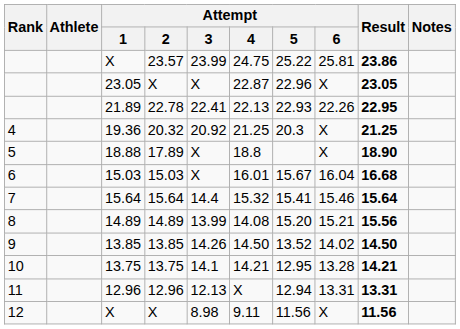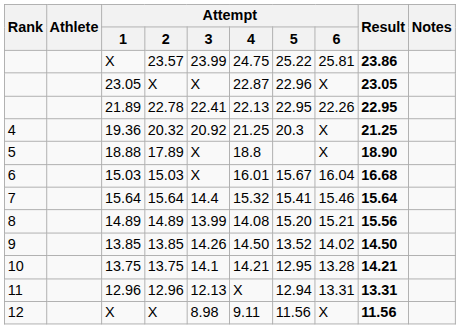(294, 107) 22.93 -> (294, 107) 22.95
